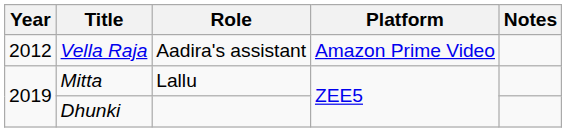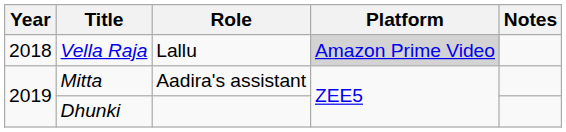(30, 50) 2012 -> (30, 50) 2018
(231, 50) Aadira's assistant -> (177, 50) Lallu
(405, 50) no background -> (405, 50) lightgrey background
(177, 80) Lallu -> (231, 80) Aadira's assistant
